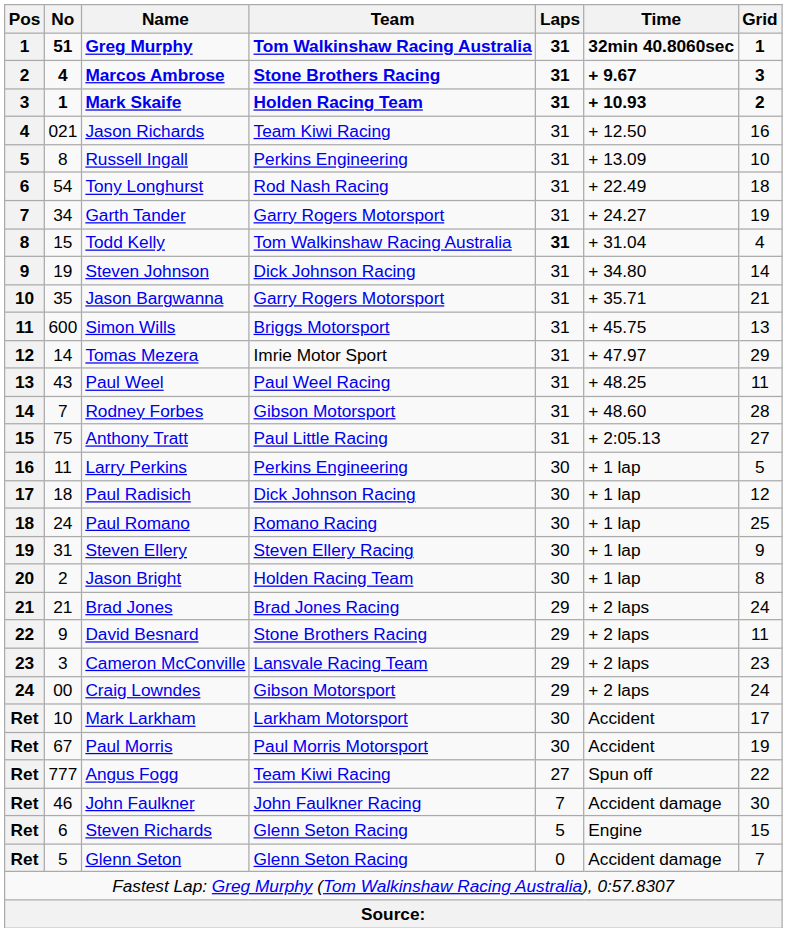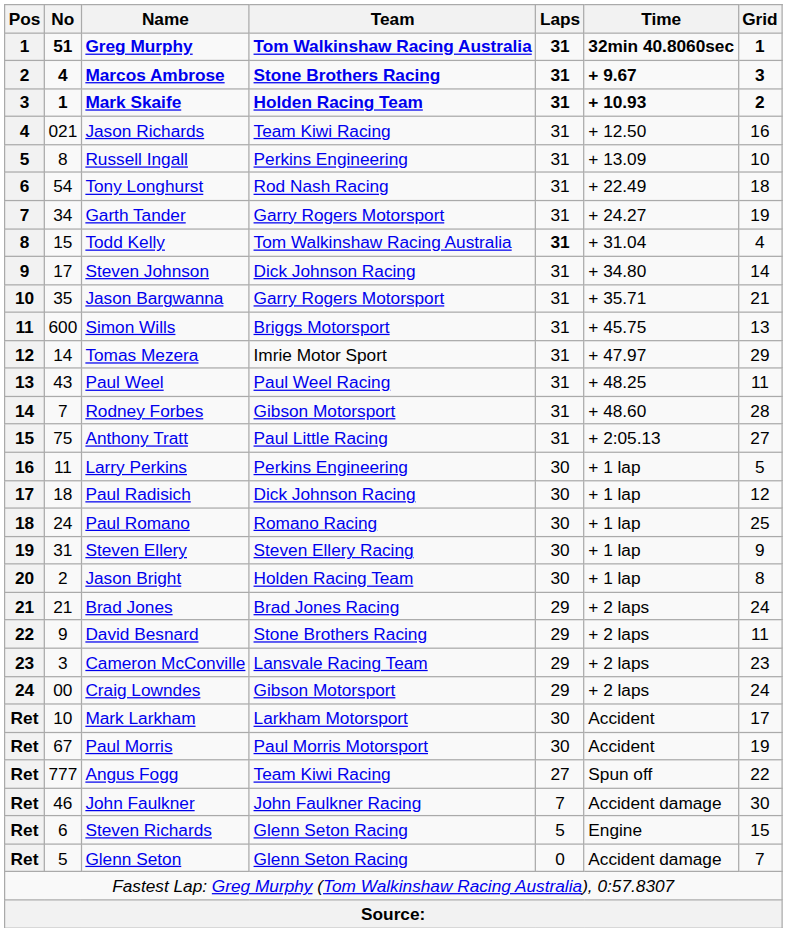(63, 270) 19 -> (63, 270) 17
